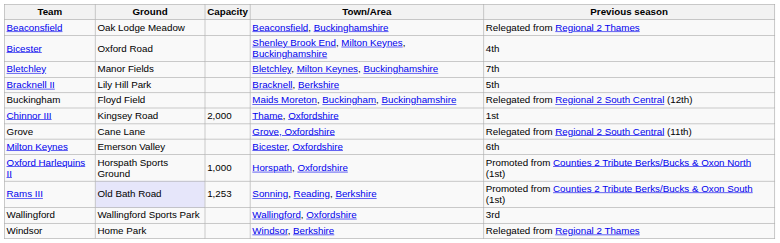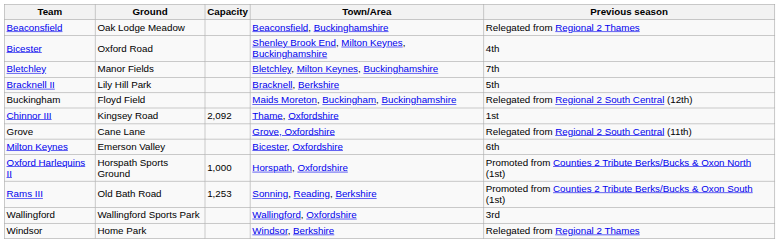(219, 116) 2,000 -> (219, 116) 2,092
(130, 194) lavender background -> (130, 194) no background
